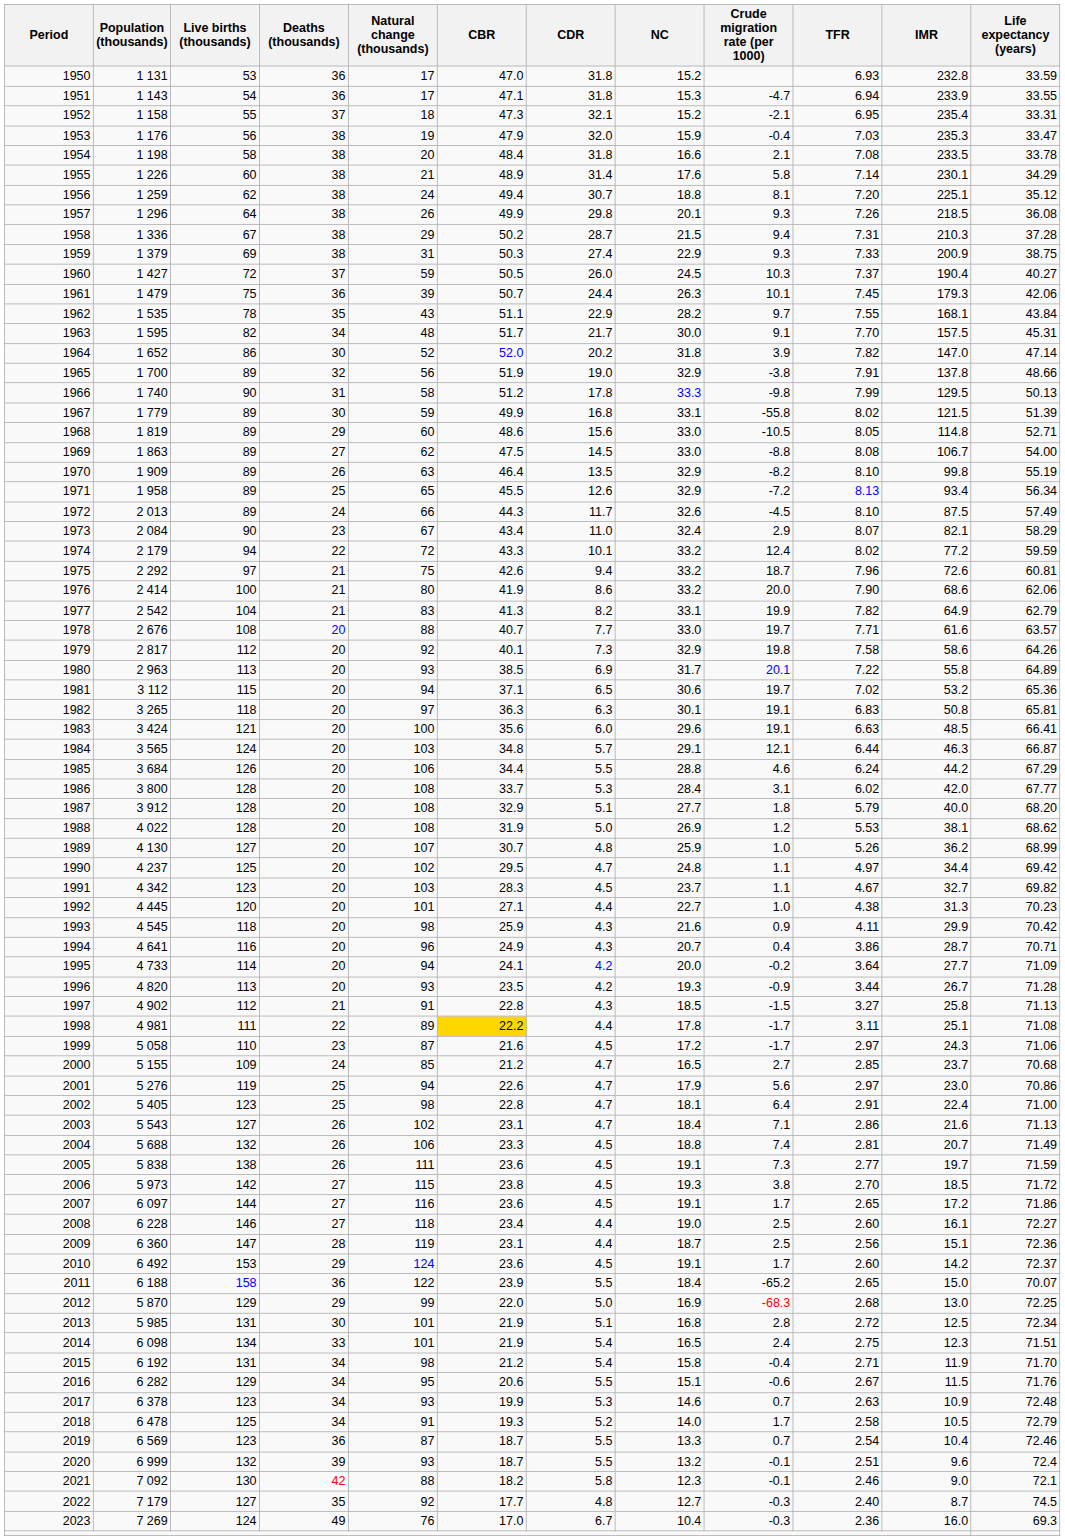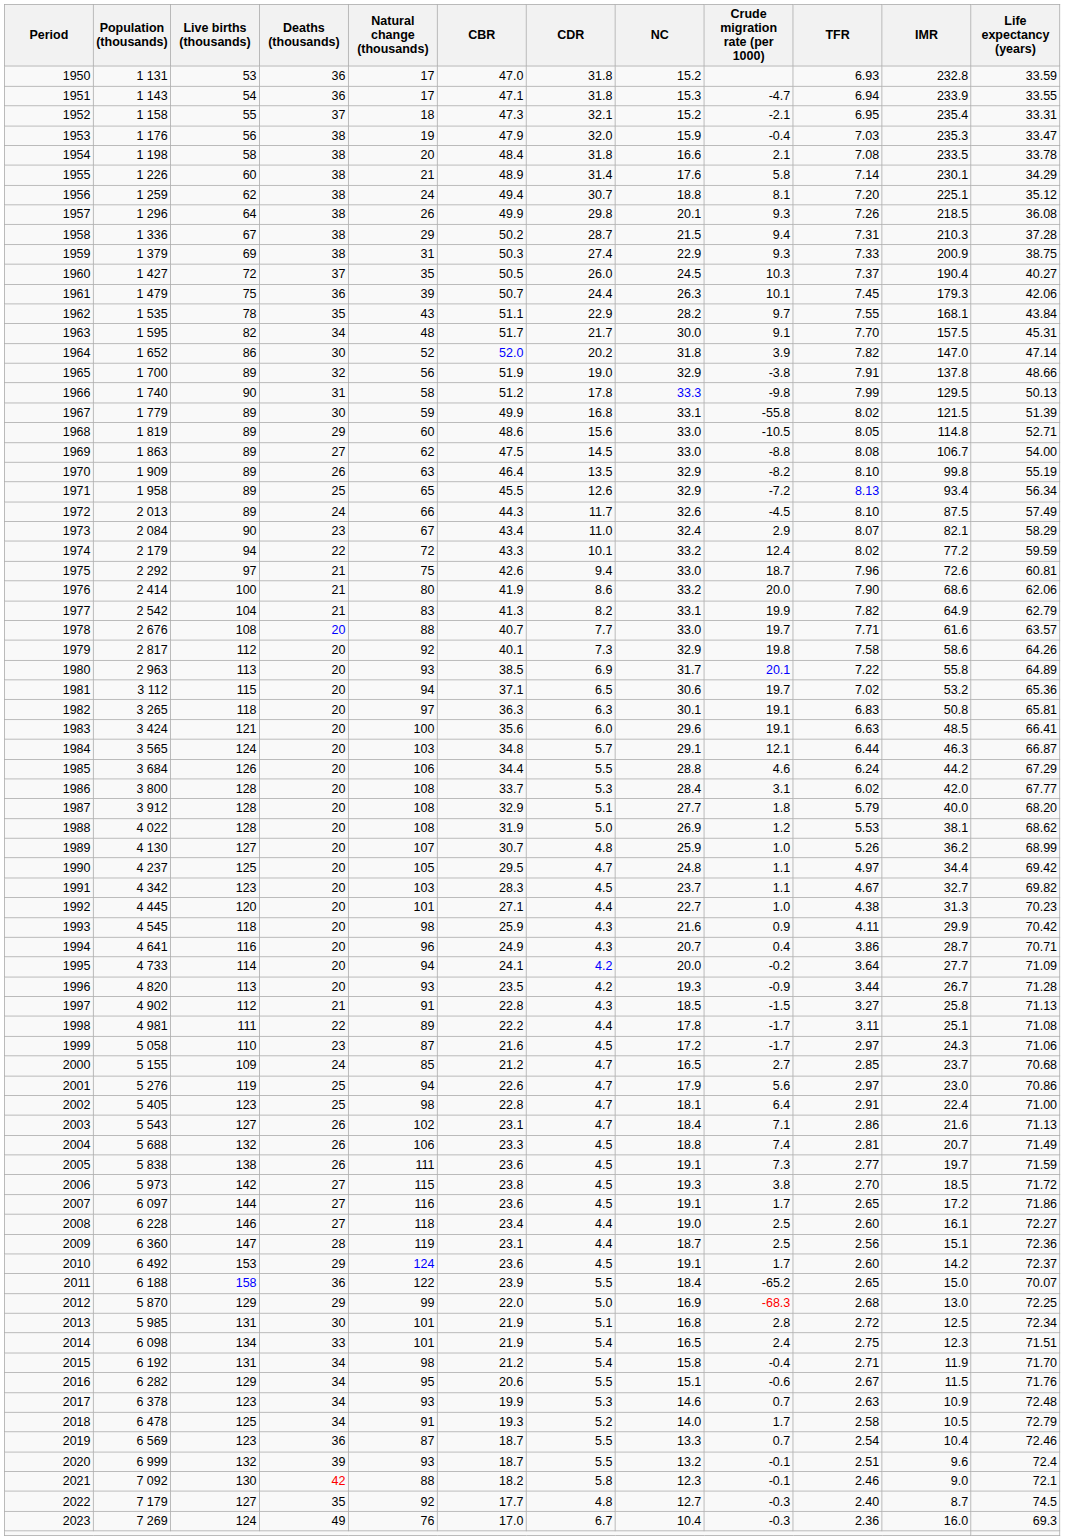(424, 274) 59 -> (424, 274) 35
(689, 571) 33.2 -> (689, 571) 33.0
(421, 868) 102 -> (421, 868) 105
(511, 1026) gold background -> (511, 1026) no background
